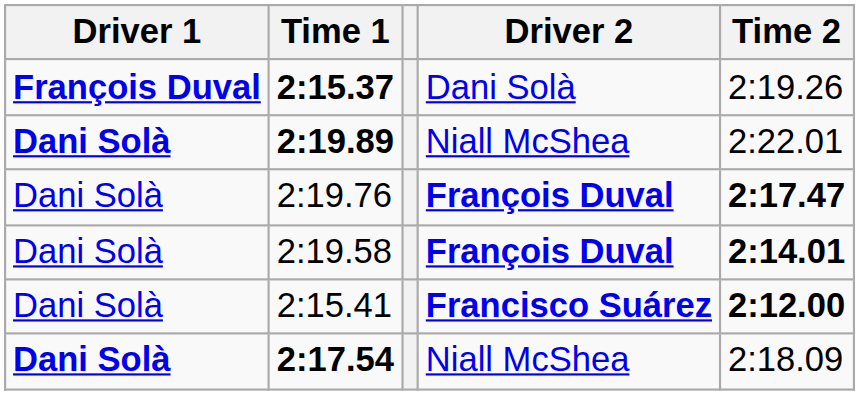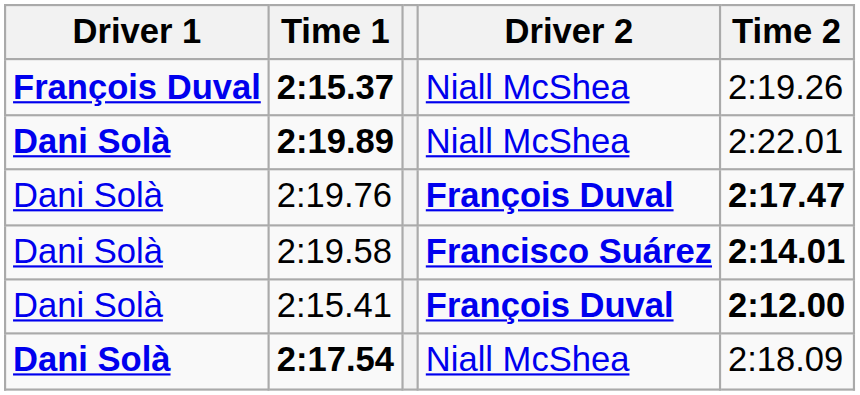(501, 86) Dani Solà -> (528, 86) Niall McShea
(550, 251) François Duval -> (569, 251) Francisco Suárez
(569, 305) Francisco Suárez -> (550, 305) François Duval
